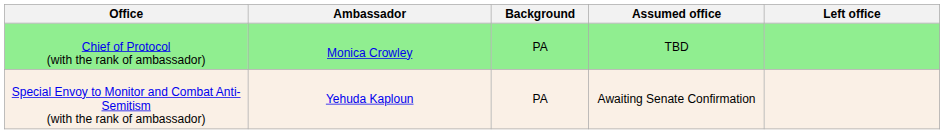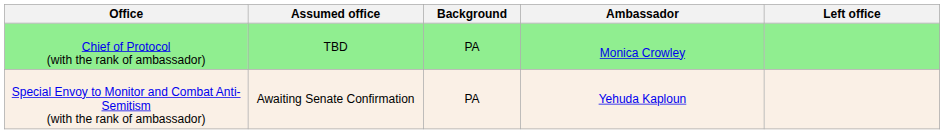columns swapped: (370, 14) <-> (677, 14)
